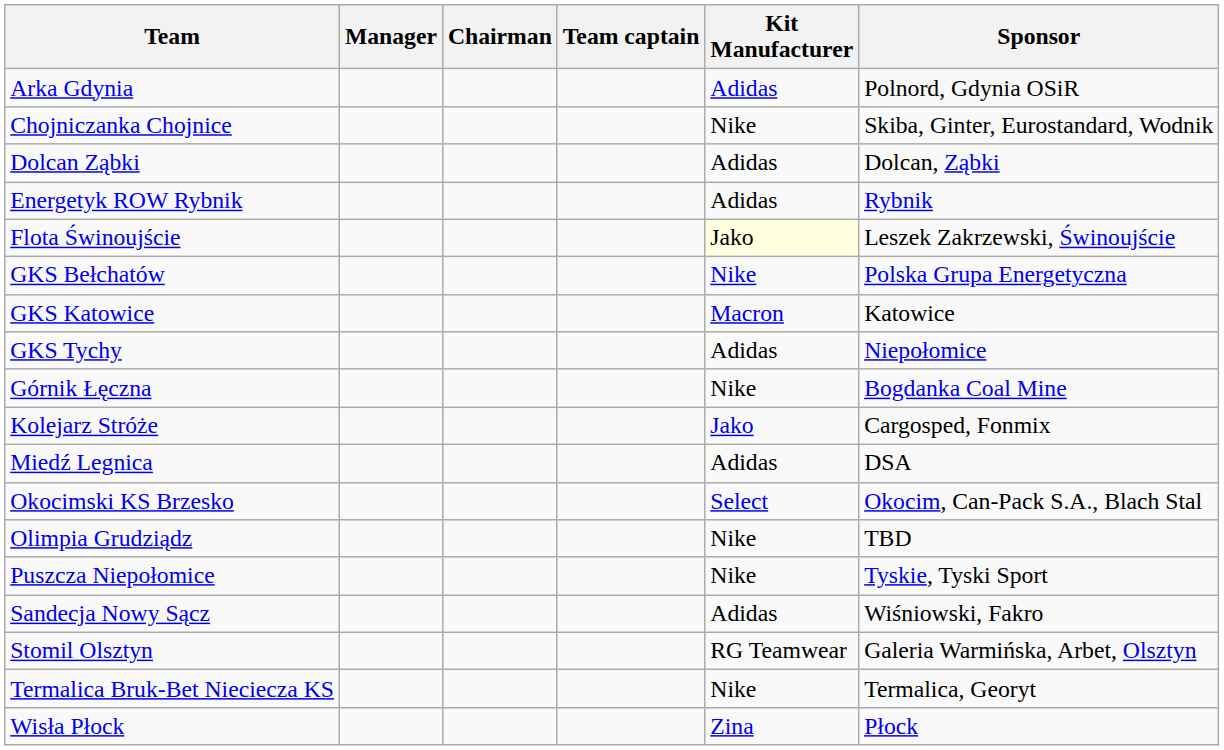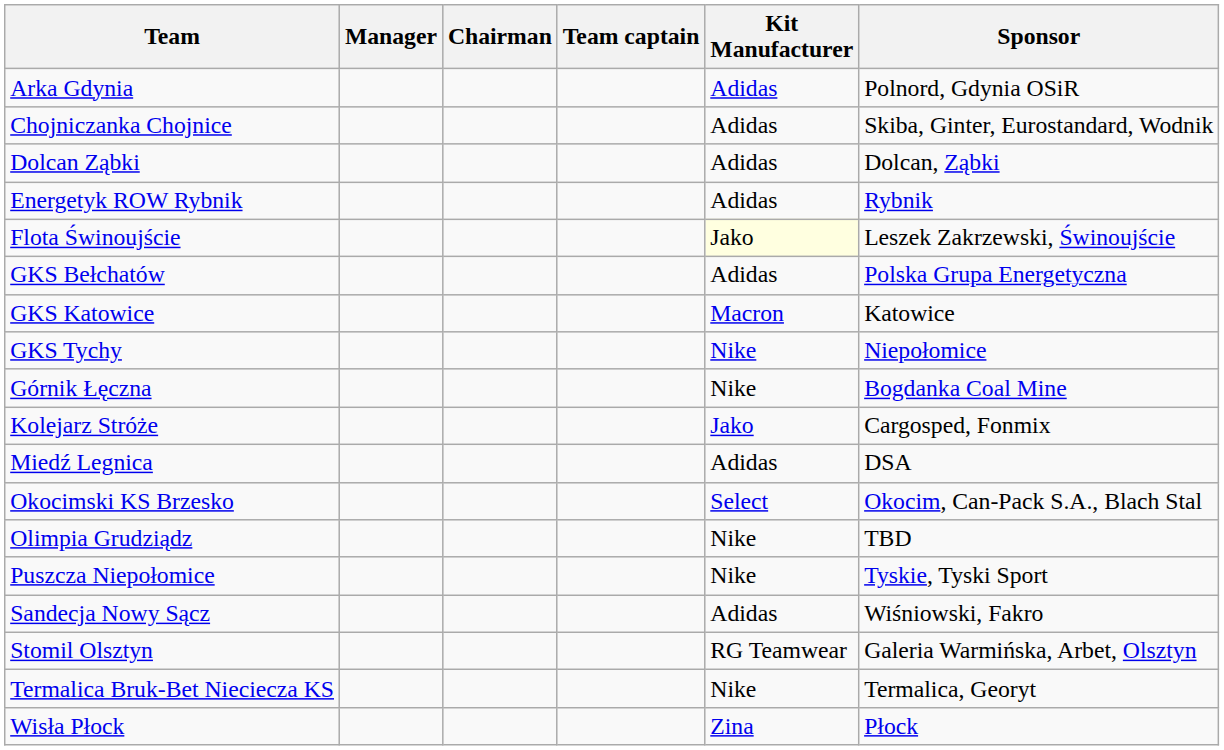(733, 125) Nike -> (744, 125) Adidas
(733, 275) Nike -> (744, 275) Adidas
(744, 350) Adidas -> (733, 350) Nike
